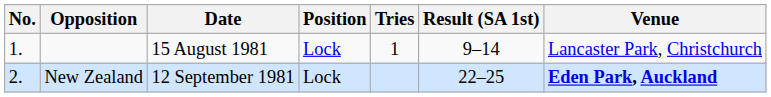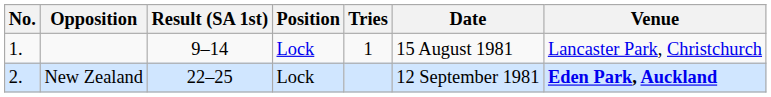columns swapped: (481, 19) <-> (223, 19)
